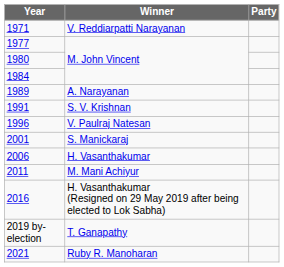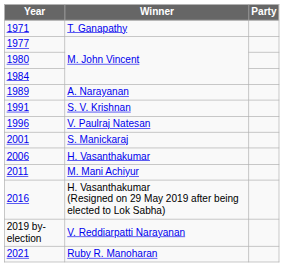(126, 28) V. Reddiarpatti Narayanan -> (97, 28) T. Ganapathy
(97, 232) T. Ganapathy -> (126, 232) V. Reddiarpatti Narayanan
